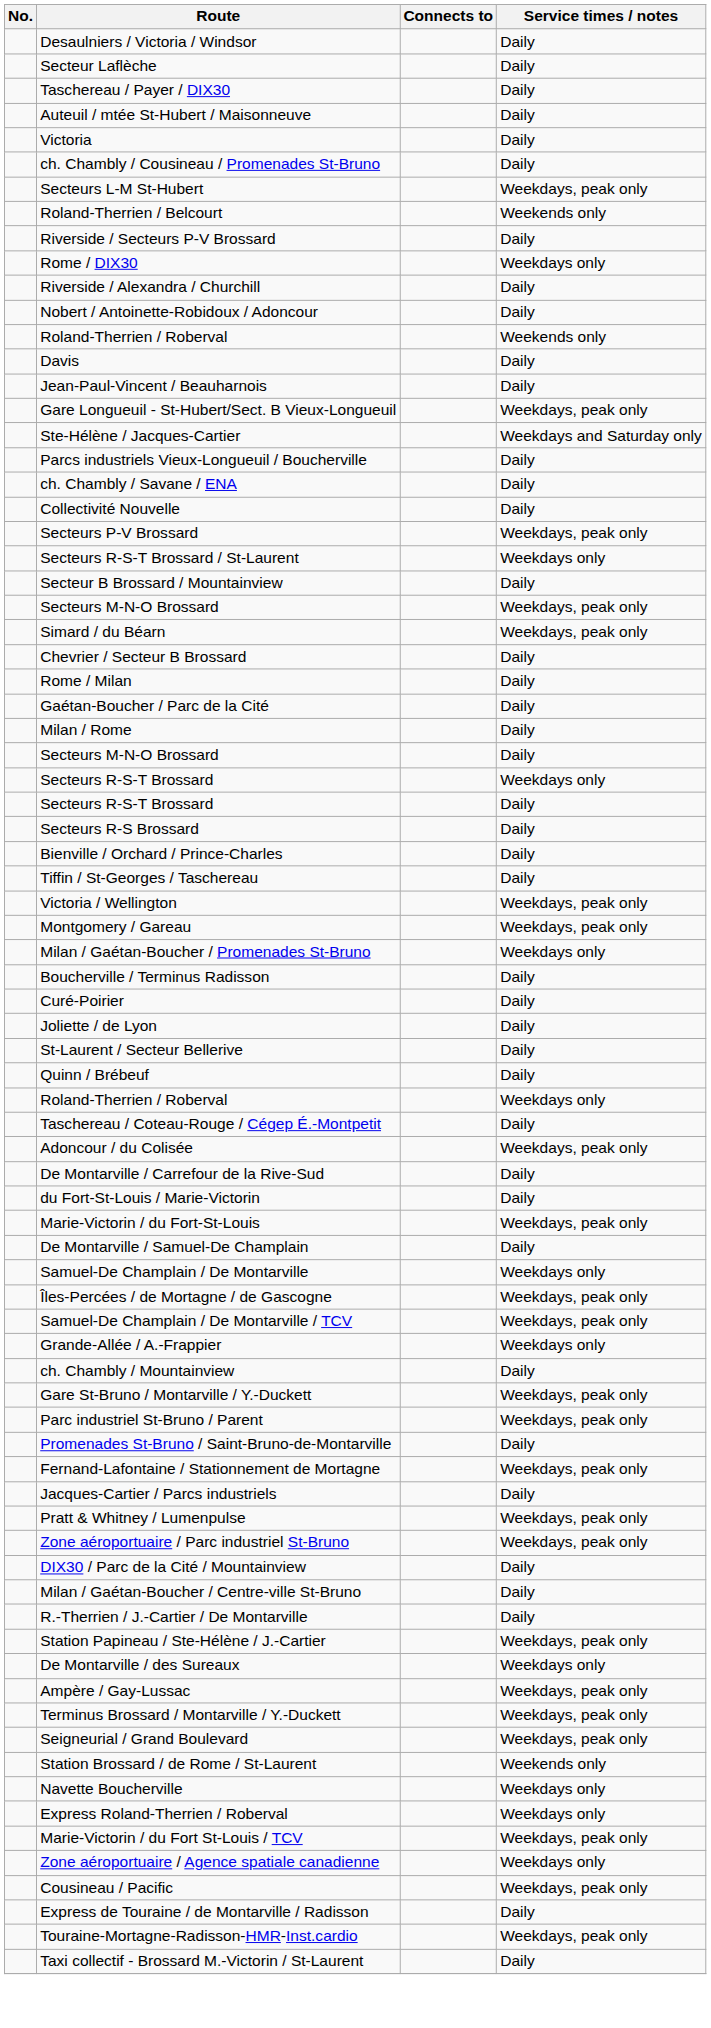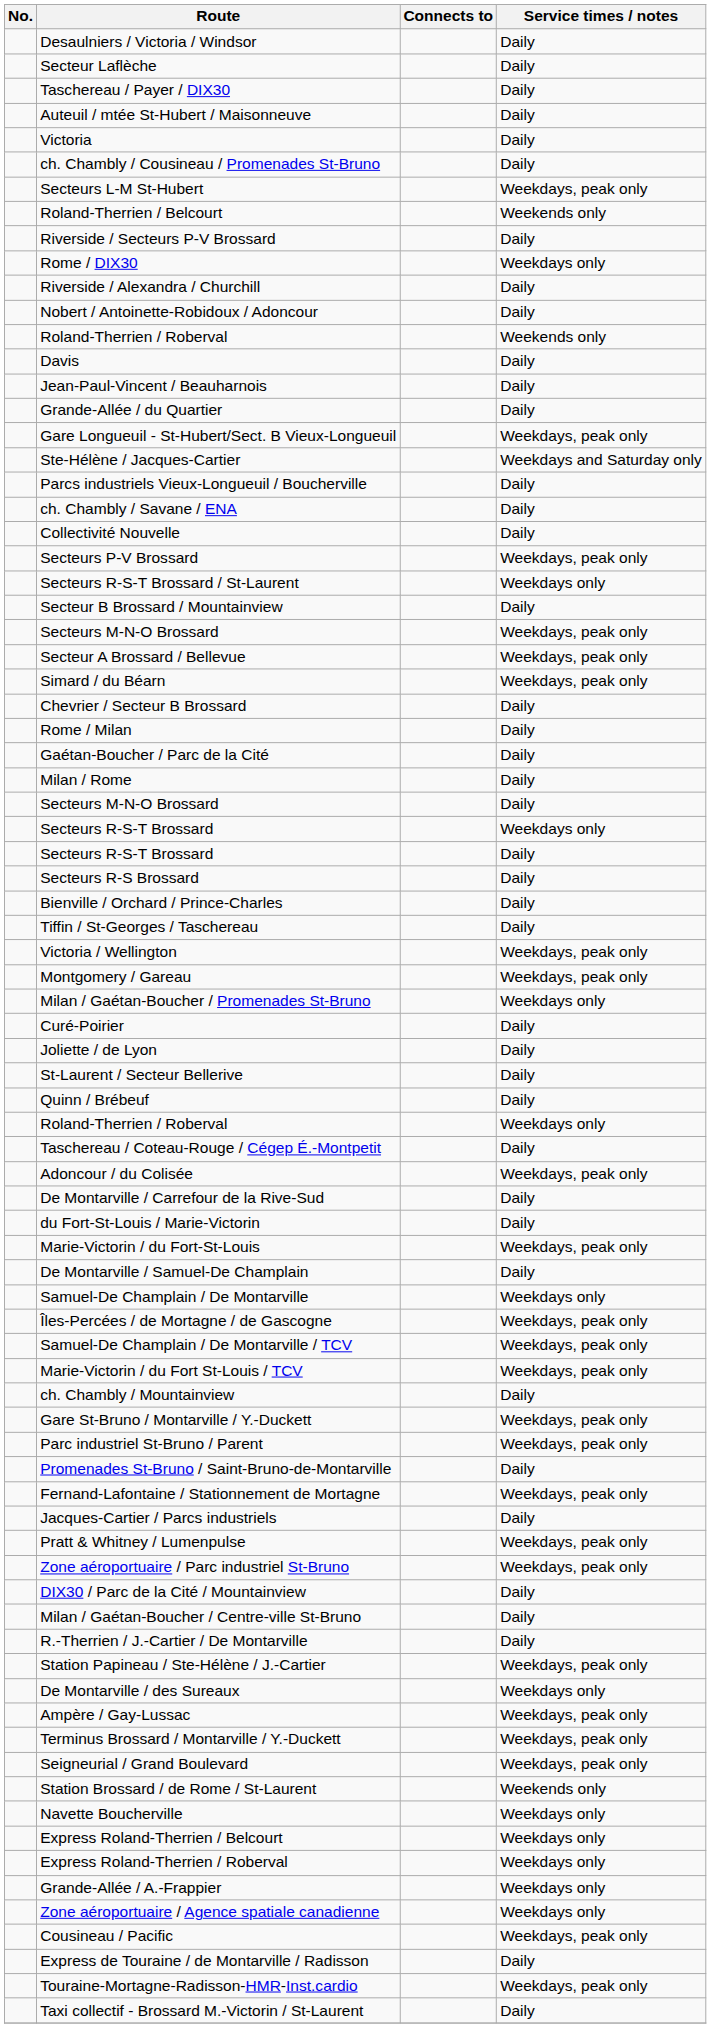+ row: (131, 410)
+ row: (143, 656)
- row: (155, 976)
rows swapped: (171, 1838) <-> (131, 1345)
+ row: (161, 1838)
